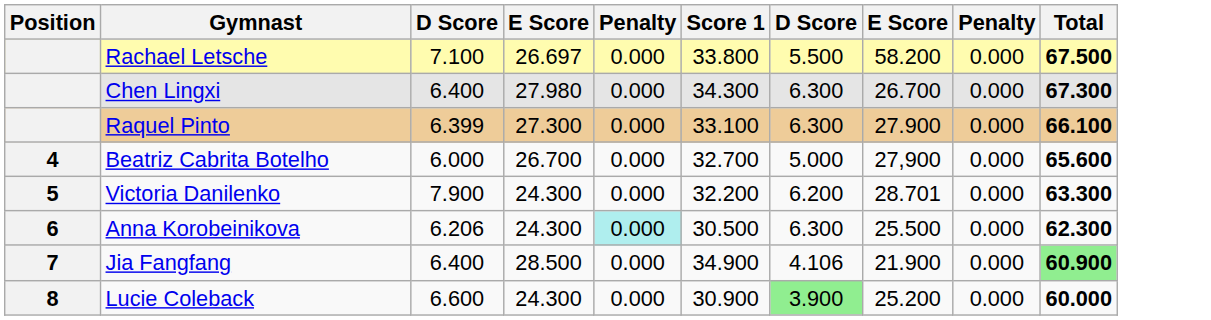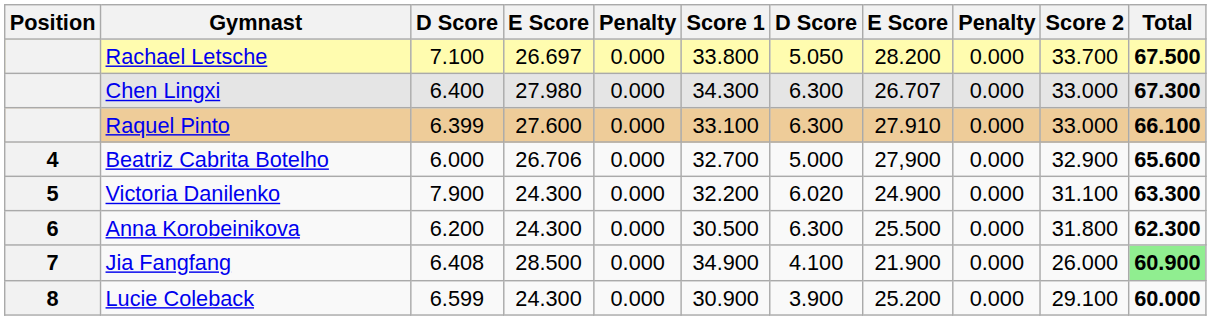+ column: (1085, 22)
(816, 57) 5.500 -> (816, 57) 5.050
(908, 57) 58.200 -> (908, 57) 28.200
(908, 91) 26.700 -> (908, 91) 26.707
(549, 125) 27.300 -> (549, 125) 27.600
(908, 125) 27.900 -> (908, 125) 27.910
(549, 160) 26.700 -> (549, 160) 26.706
(816, 194) 6.200 -> (816, 194) 6.020
(908, 194) 28.701 -> (908, 194) 24.900
(457, 229) 6.206 -> (457, 229) 6.200
(638, 229) paleturquoise background -> (638, 229) no background
(457, 263) 6.400 -> (457, 263) 6.408
(816, 263) 4.106 -> (816, 263) 4.100
(457, 297) 6.600 -> (457, 297) 6.599
(816, 297) lightgreen background -> (816, 297) no background
